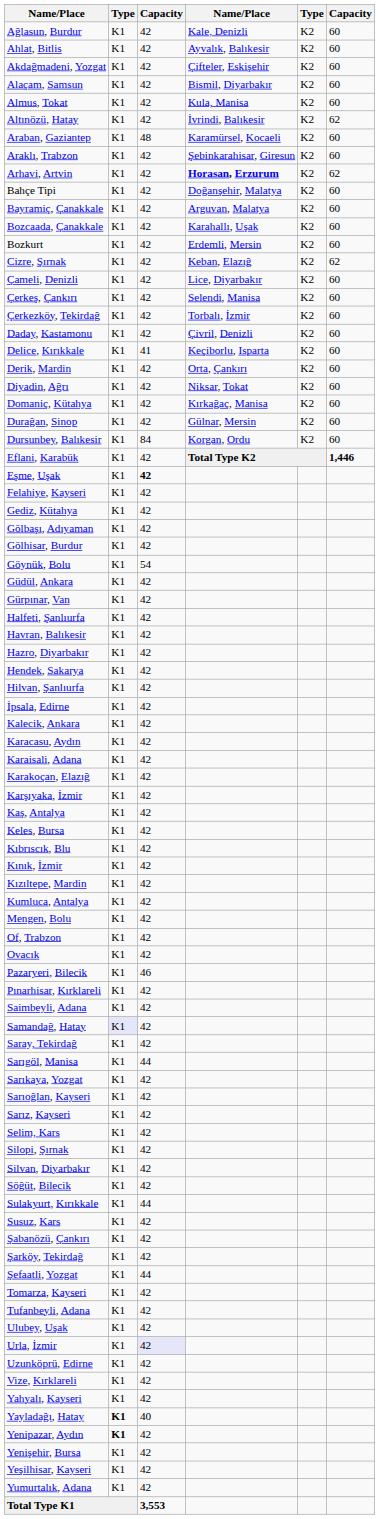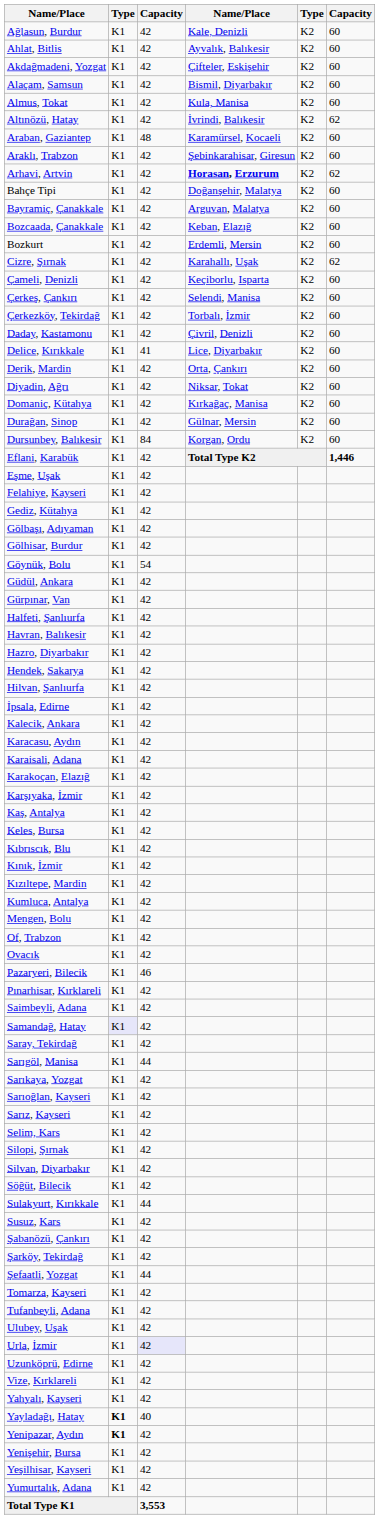(223, 226) Karahallı, Uşak -> (220, 226) Keban, Elazığ
(220, 262) Keban, Elazığ -> (223, 262) Karahallı, Uşak
(225, 279) Lice, Diyarbakır -> (228, 279) Keçiborlu, Isparta
(228, 350) Keçiborlu, Isparta -> (225, 350) Lice, Diyarbakır
(146, 475) bold -> (146, 475) normal
